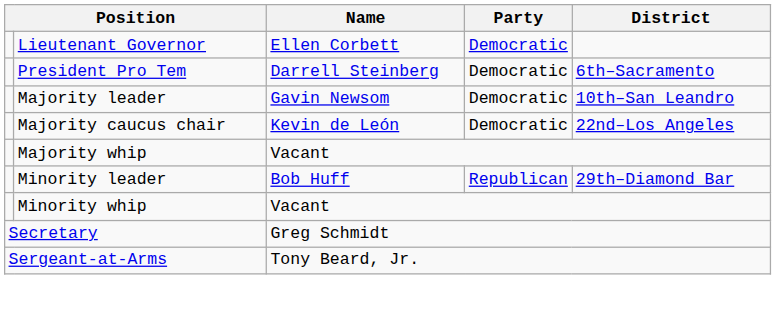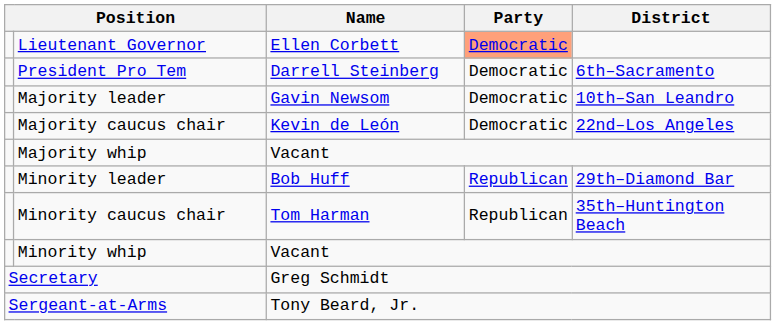(518, 45) no background -> (518, 45) lightsalmon background
+ row: (122, 216)
